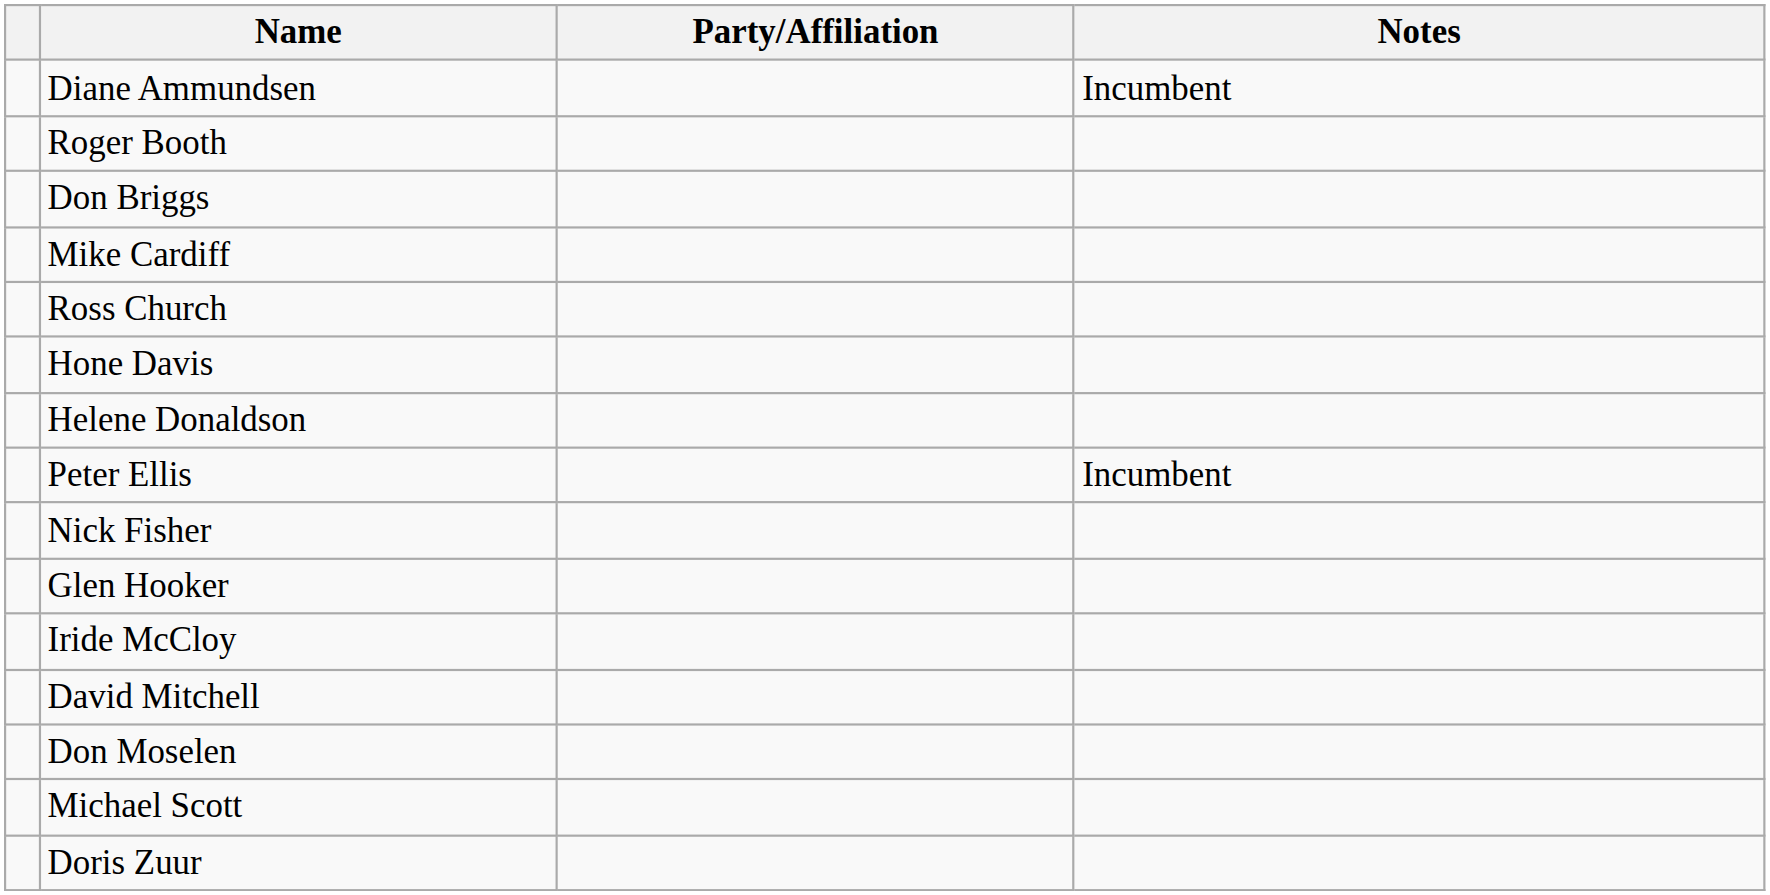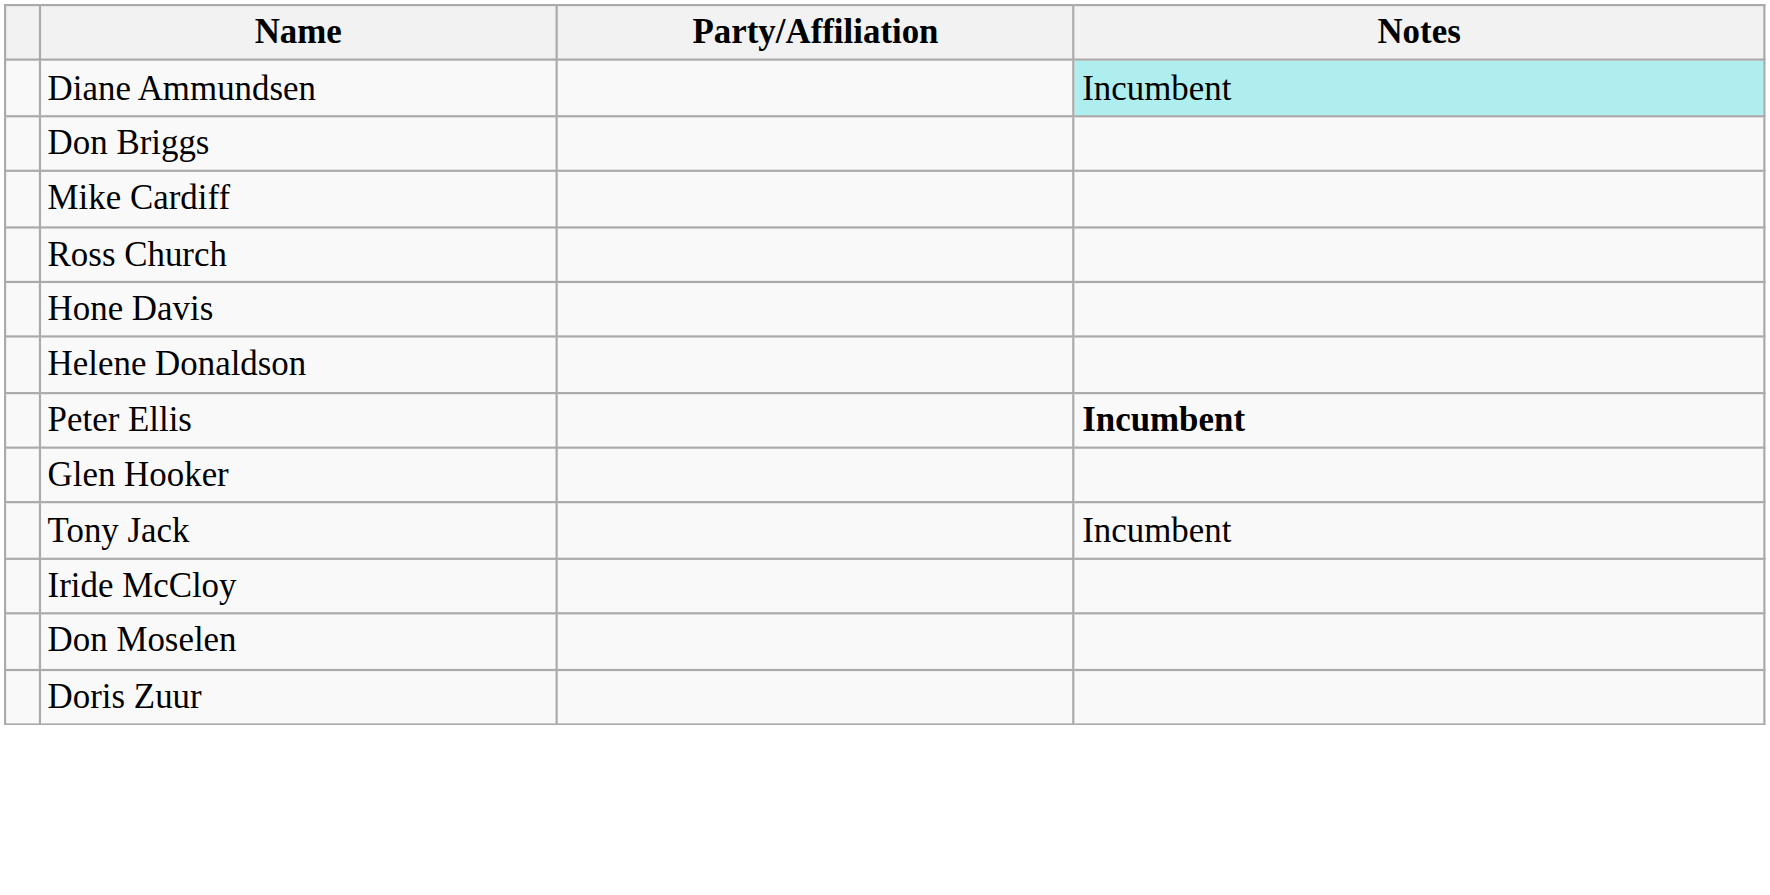(1157, 87) no background -> (1157, 87) paleturquoise background
- row: (137, 142)
(1157, 474) normal -> (1164, 419) bold
- row: (129, 530)
+ row: (119, 530)
- row: (154, 695)
- row: (145, 806)
